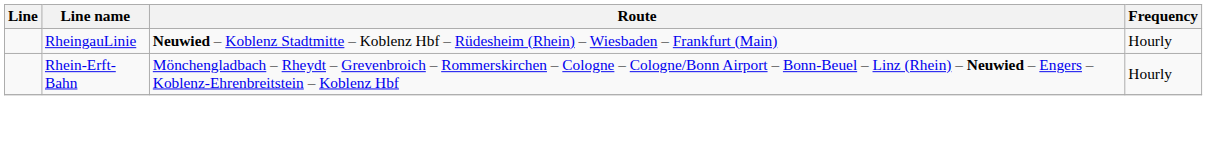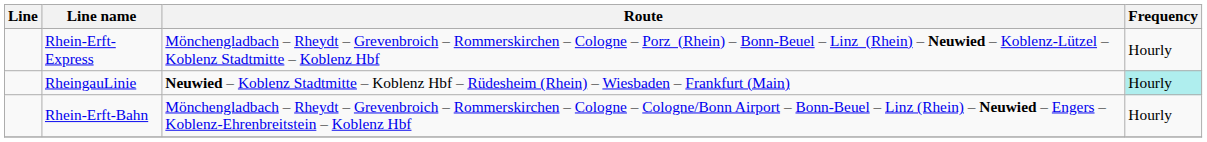+ row: (80, 49)
(1150, 41) no background -> (1150, 82) paleturquoise background
